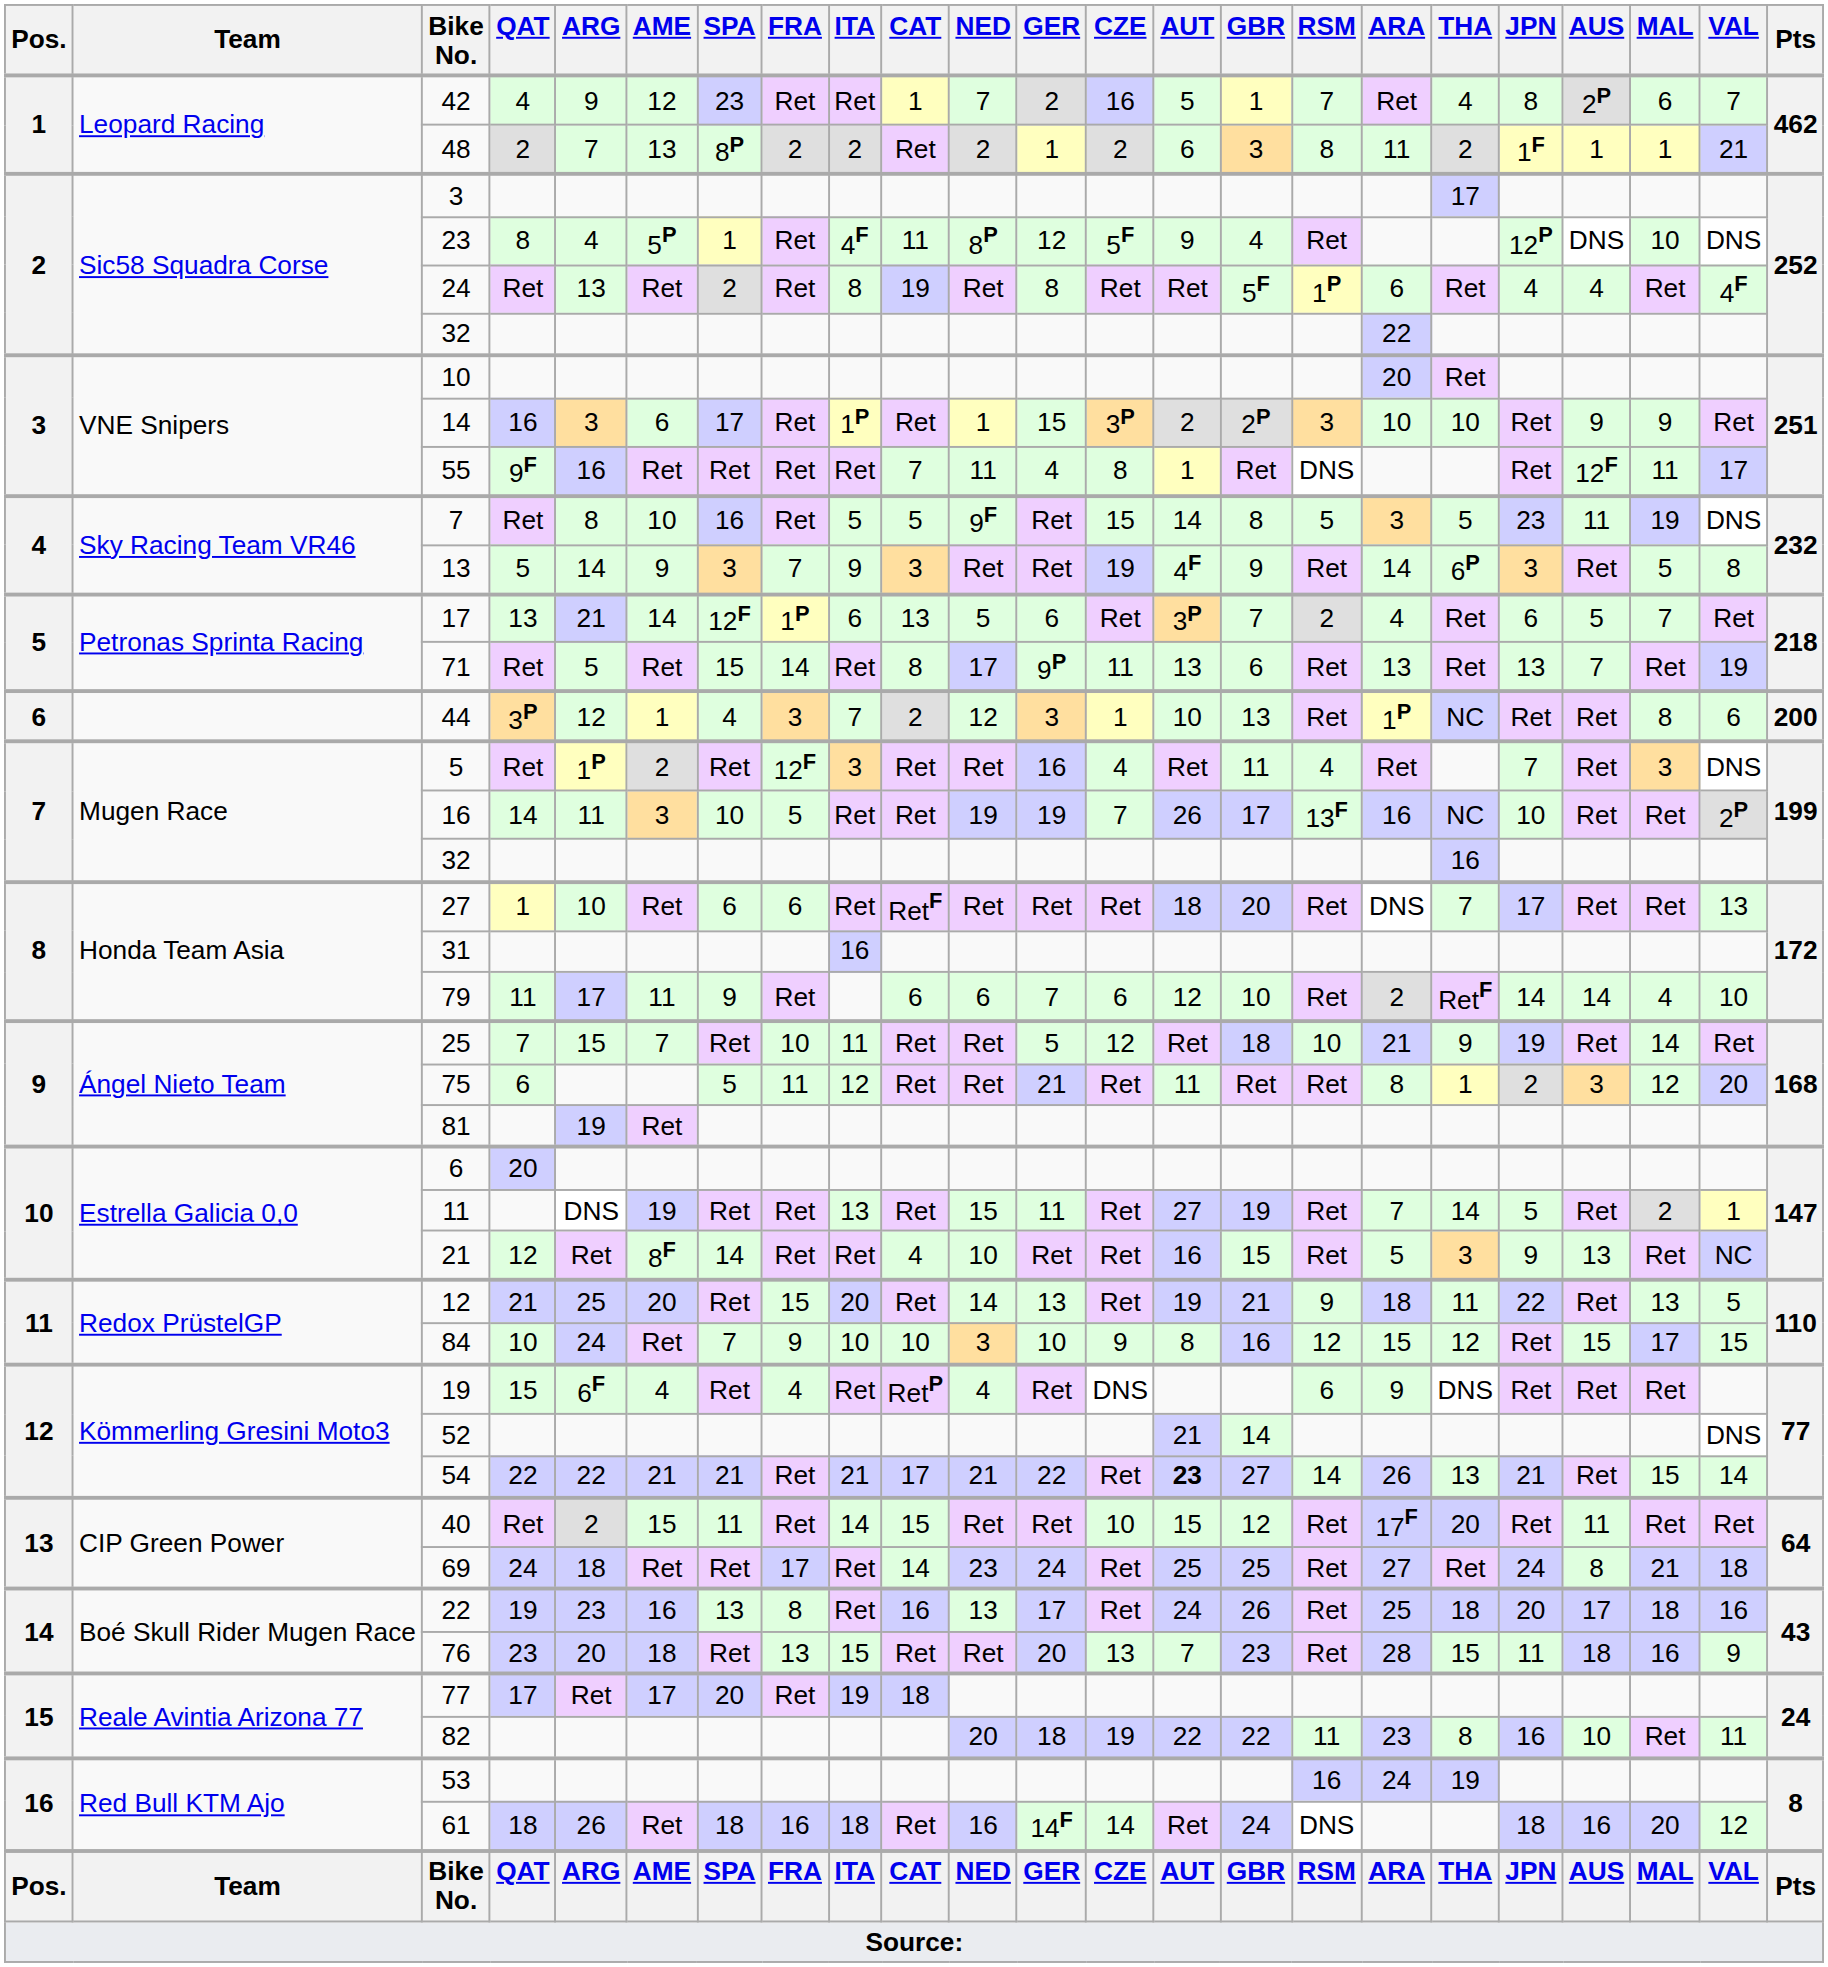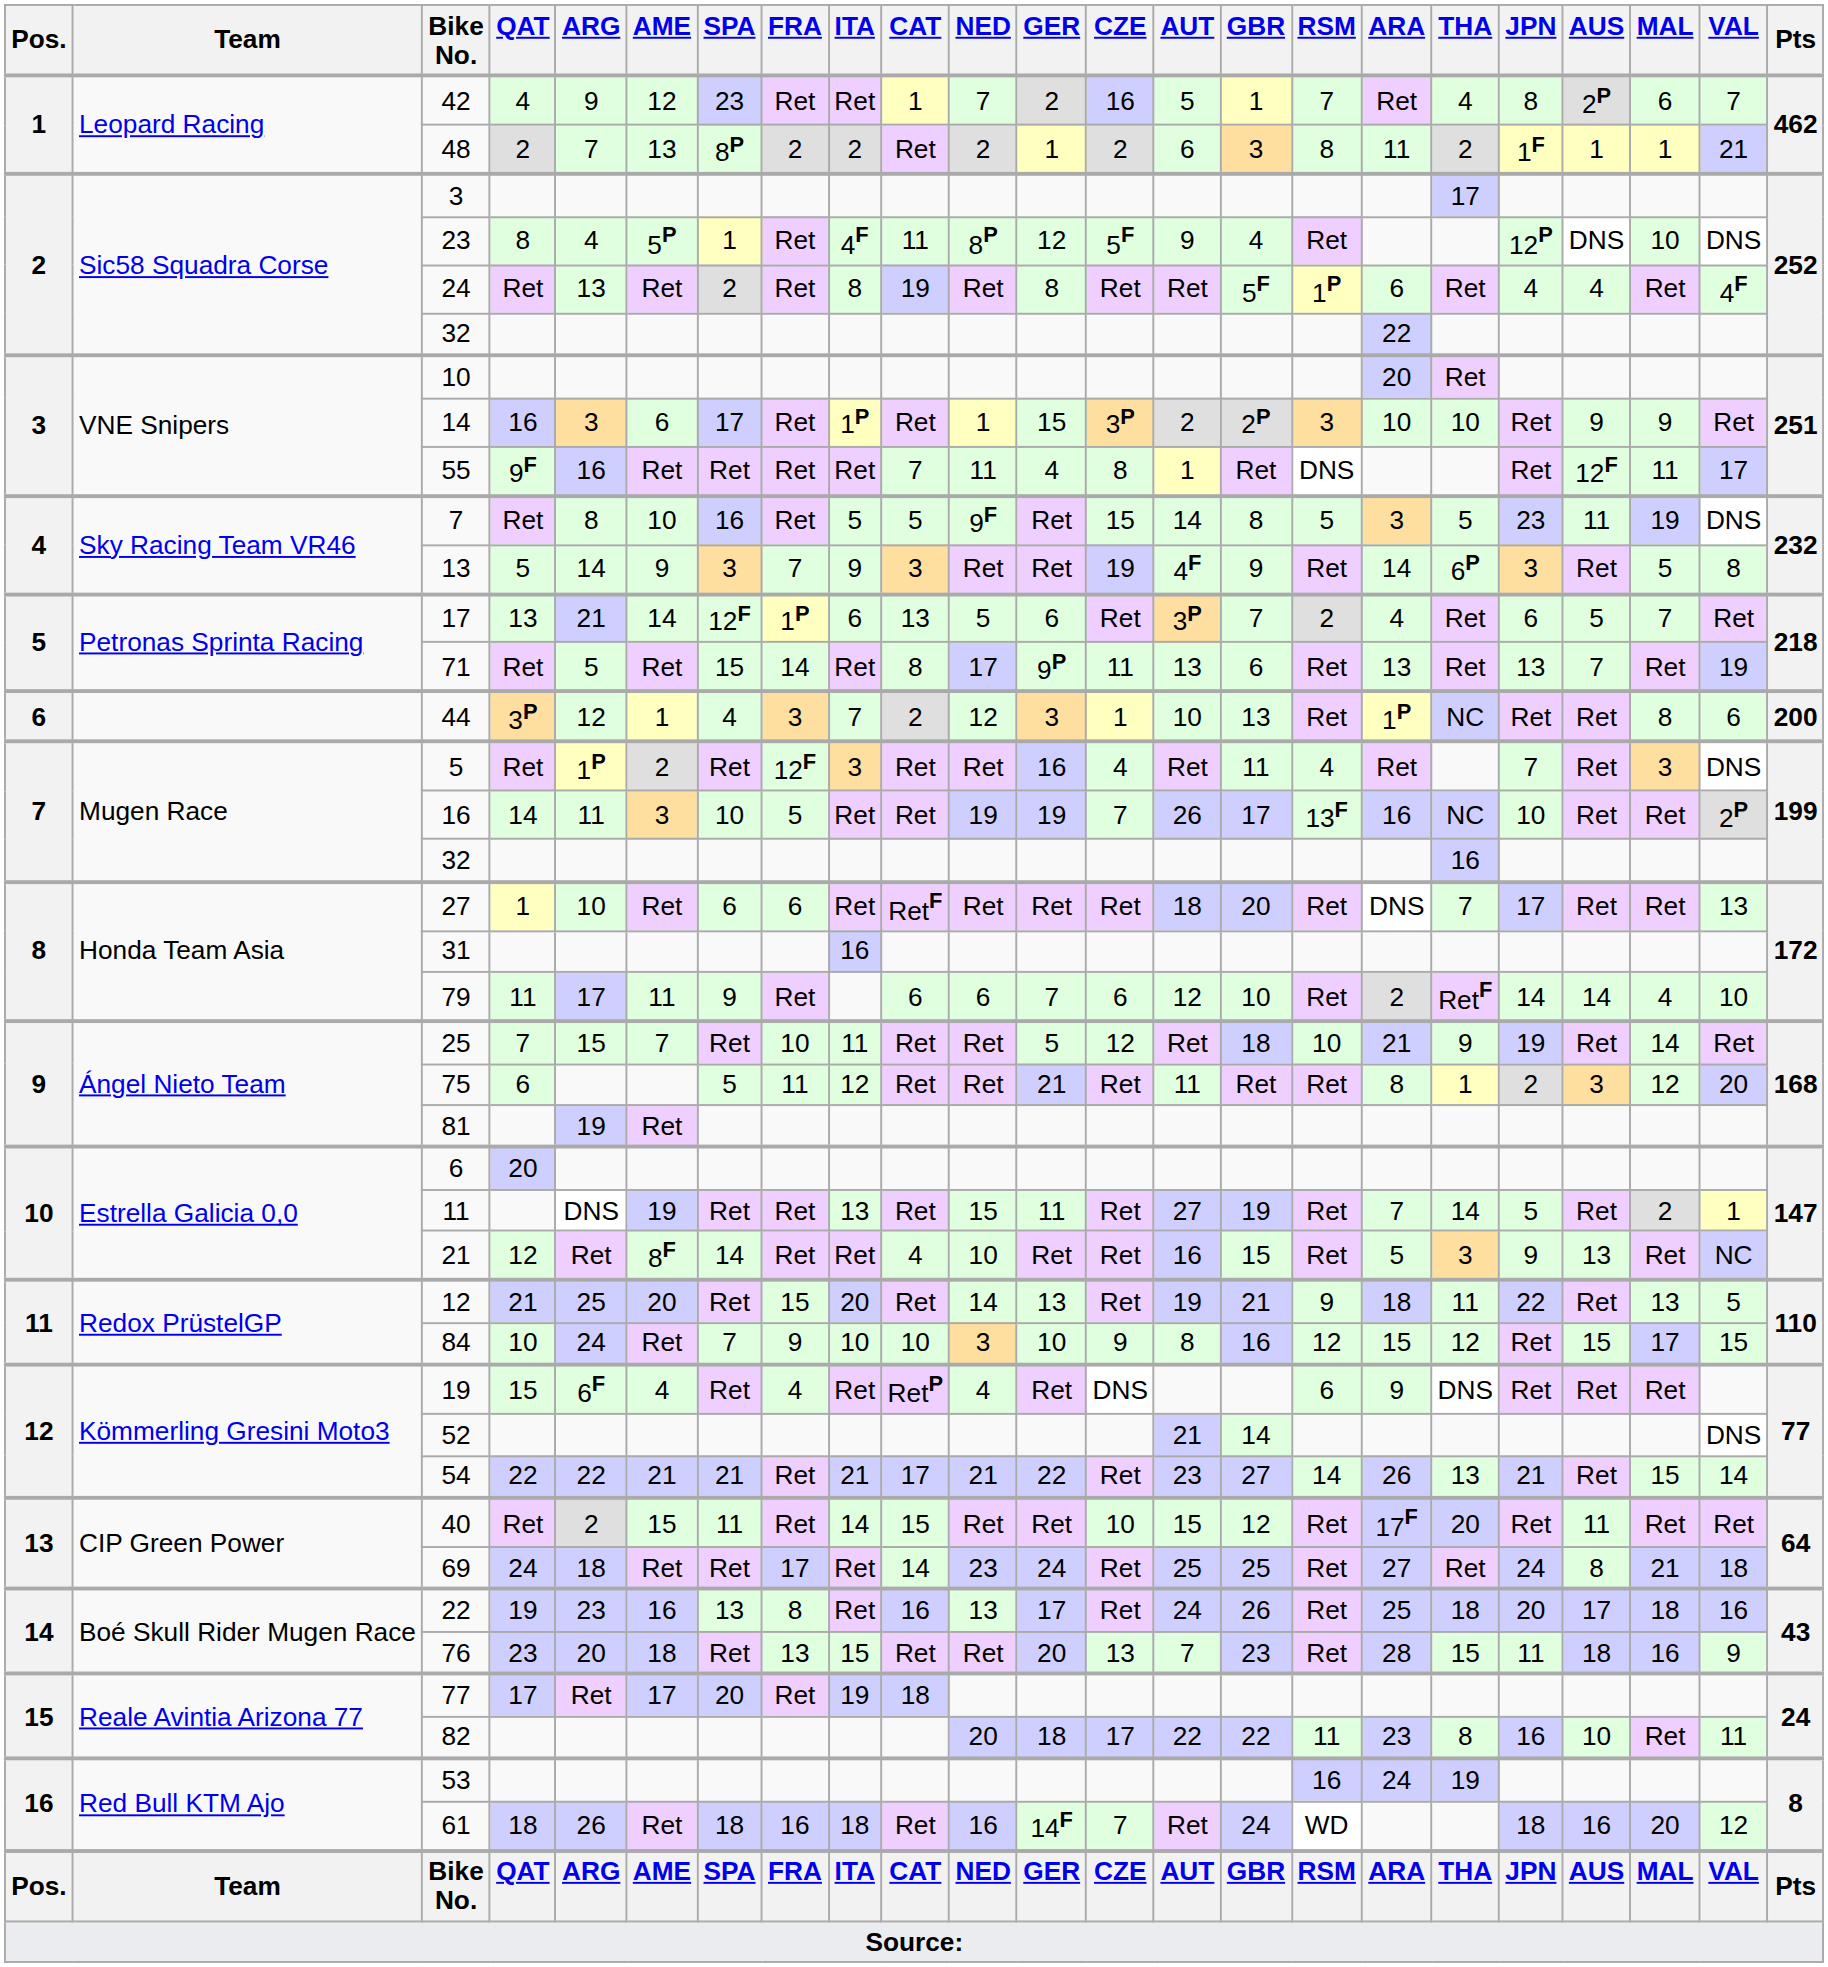(1187, 1476) bold -> (1187, 1476) normal
(1120, 1737) 19 -> (1120, 1737) 17
(1120, 1825) 14 -> (1120, 1825) 7
(1327, 1825) DNS -> (1327, 1825) WD
